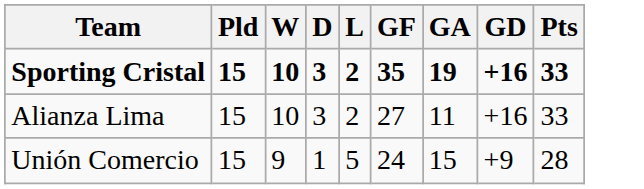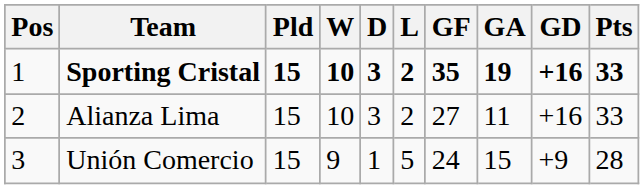+ column: (32, 26)
